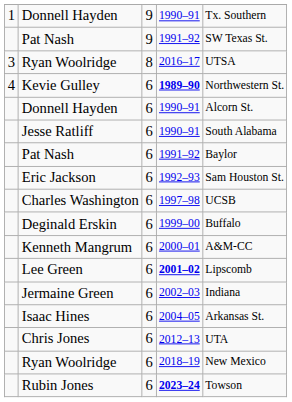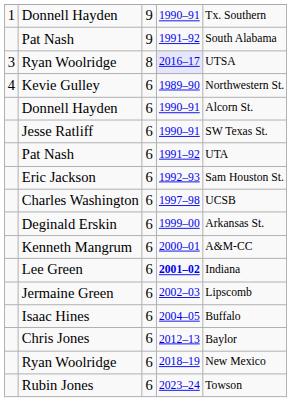(237, 39) SW Texas St. -> (241, 39) South Alabama
(179, 62) no background -> (179, 62) lavender background
(179, 85) bold -> (179, 85) normal
(241, 131) South Alabama -> (237, 131) SW Texas St.
(221, 154) Baylor -> (217, 154) UTA
(223, 223) Buffalo -> (235, 223) Arkansas St.
(229, 270) Lipscomb -> (223, 270) Indiana
(223, 293) Indiana -> (229, 293) Lipscomb
(235, 316) Arkansas St. -> (223, 316) Buffalo
(217, 339) UTA -> (221, 339) Baylor
(179, 385) bold -> (179, 385) normal
